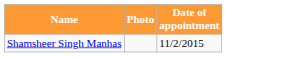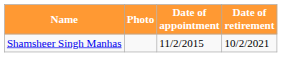+ column: (249, 19)
